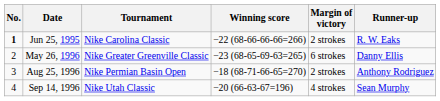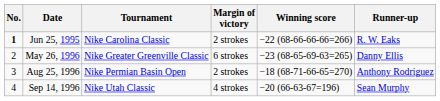columns swapped: (260, 18) <-> (331, 18)
